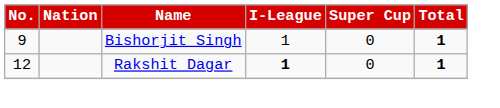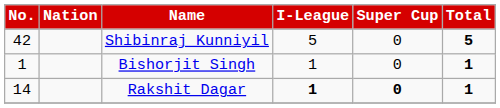+ row: (187, 42)
(22, 42) 9 -> (22, 66) 1
(22, 66) 12 -> (22, 91) 14
(370, 66) normal -> (397, 91) bold
